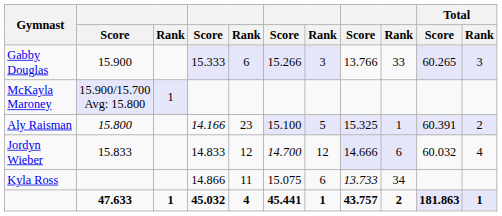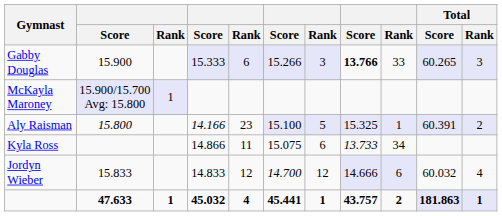(361, 62) normal -> (361, 62) bold
rows swapped: (33, 180) <-> (25, 152)
